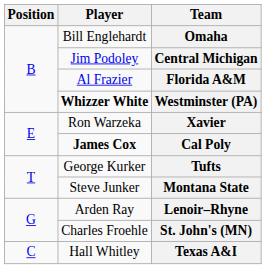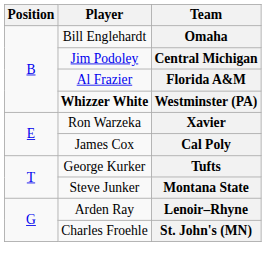(104, 144) bold -> (104, 144) normal
- row: (206, 252)
